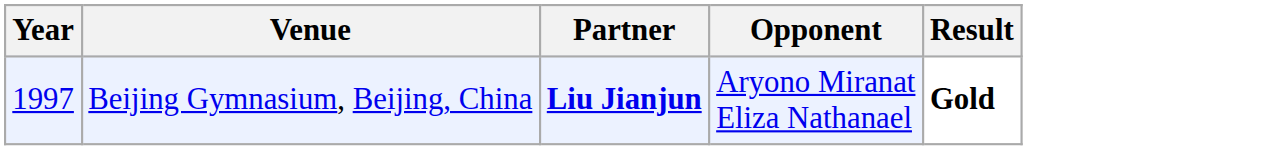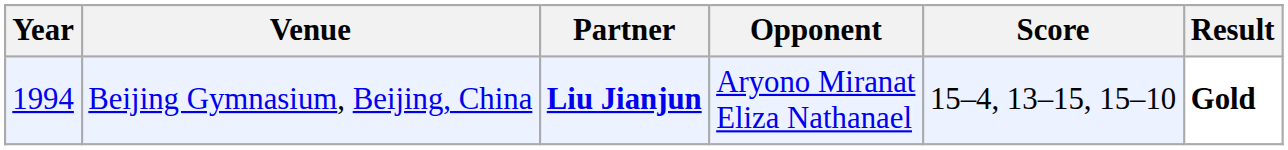+ column: (1053, 30)
(43, 99) 1997 -> (43, 99) 1994
